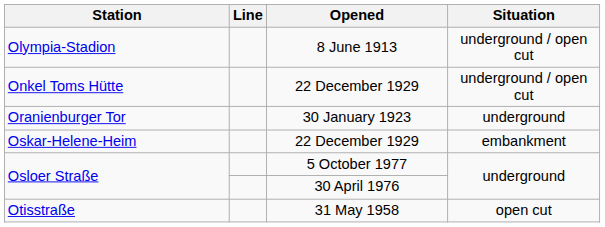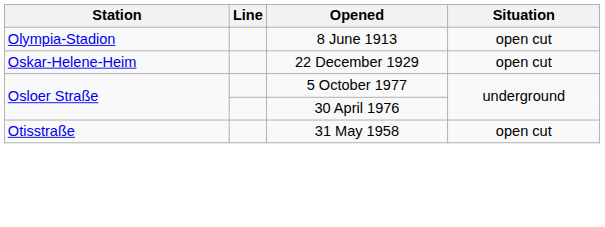(524, 47) underground / open cut -> (524, 39) open cut
- row: (66, 86)
- row: (67, 118)
(524, 141) embankment -> (524, 62) open cut
